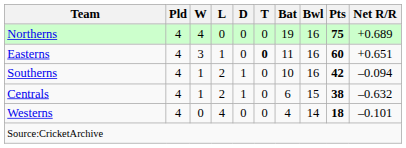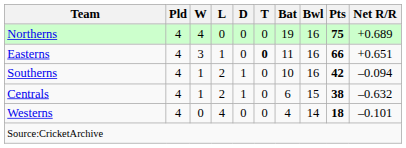(338, 53) 60 -> (338, 53) 66
